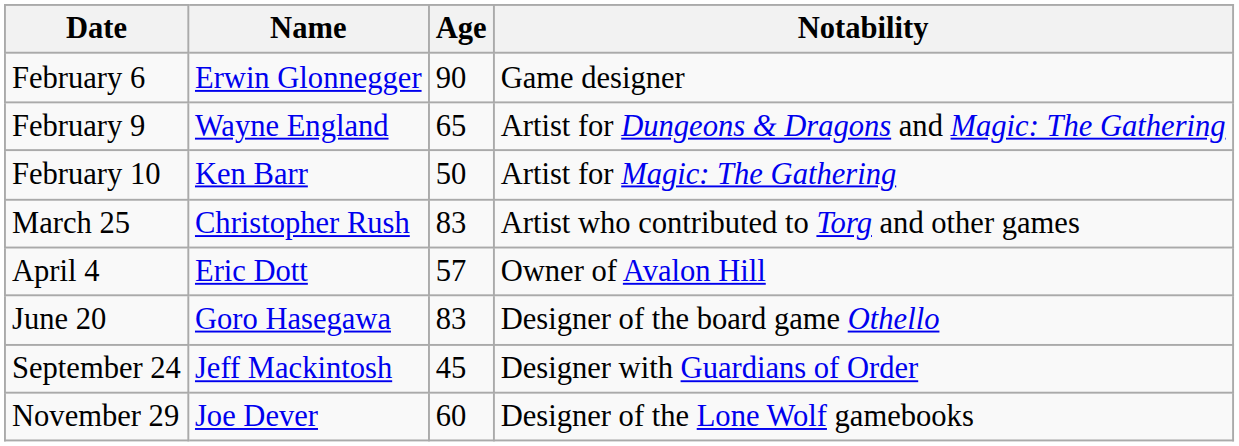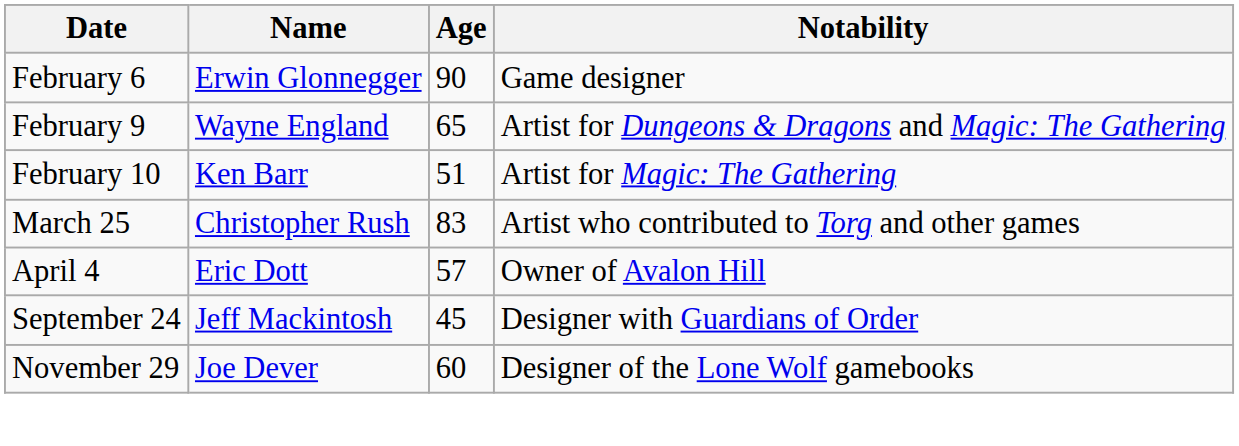(451, 174) 50 -> (451, 174) 51
- row: (59, 319)
